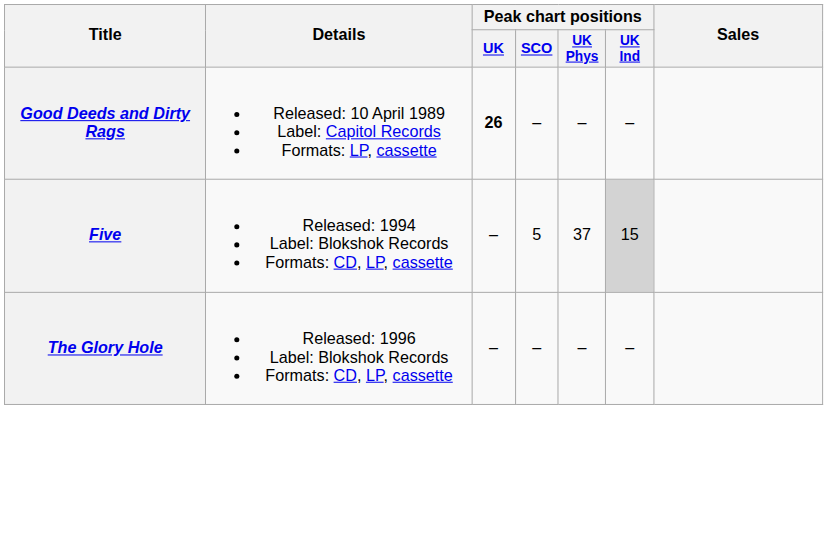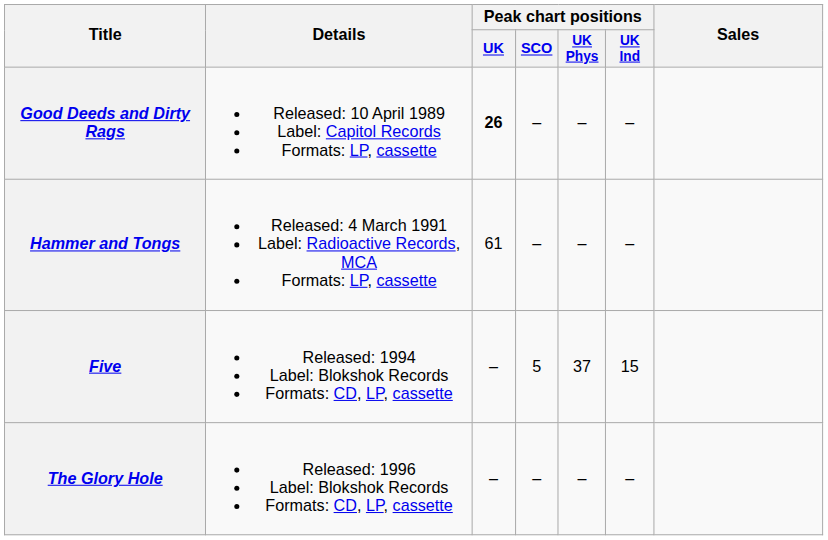+ row: (105, 244)
(630, 235) lightgrey background -> (630, 366) no background
